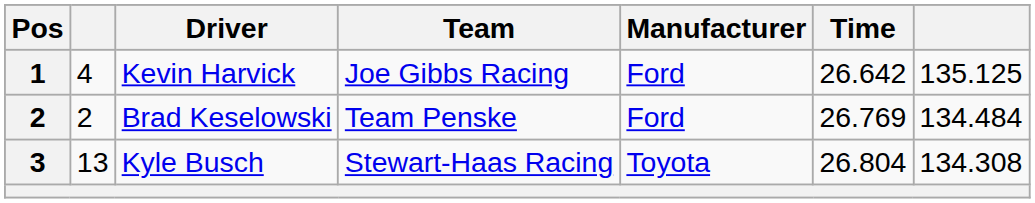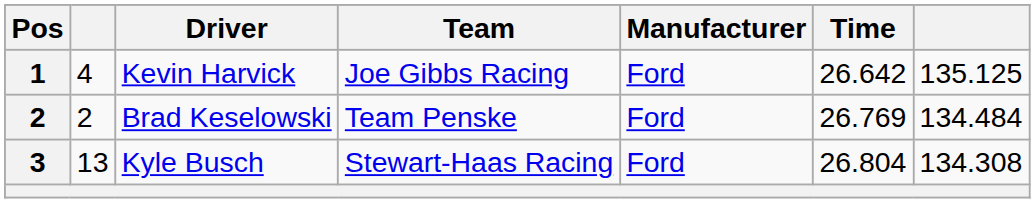(668, 163) Toyota -> (656, 163) Ford
